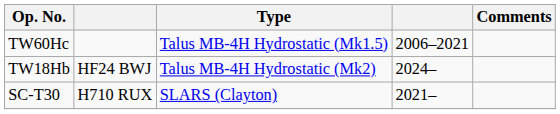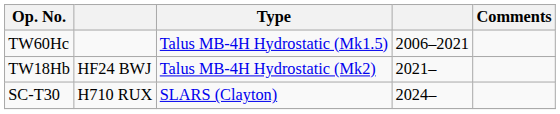(416, 69) 2024– -> (416, 69) 2021–
(416, 95) 2021– -> (416, 95) 2024–
